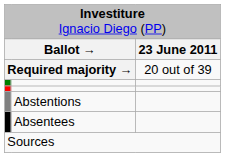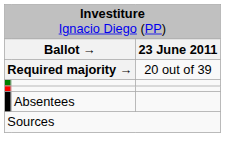- row: (8, 102)
